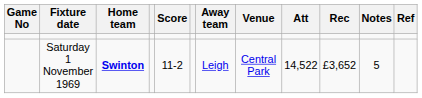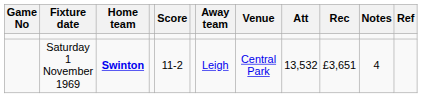(301, 65) 14,522 -> (301, 65) 13,532
(340, 65) £3,652 -> (340, 65) £3,651
(377, 65) 5 -> (377, 65) 4
